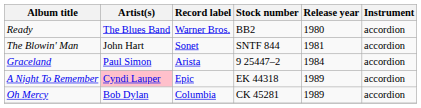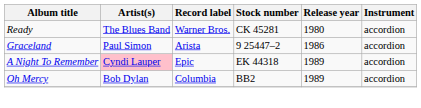(246, 29) BB2 -> (258, 29) CK 45281
- row: (43, 45)
(314, 62) 1984 -> (314, 45) 1986
(258, 95) CK 45281 -> (246, 78) BB2
